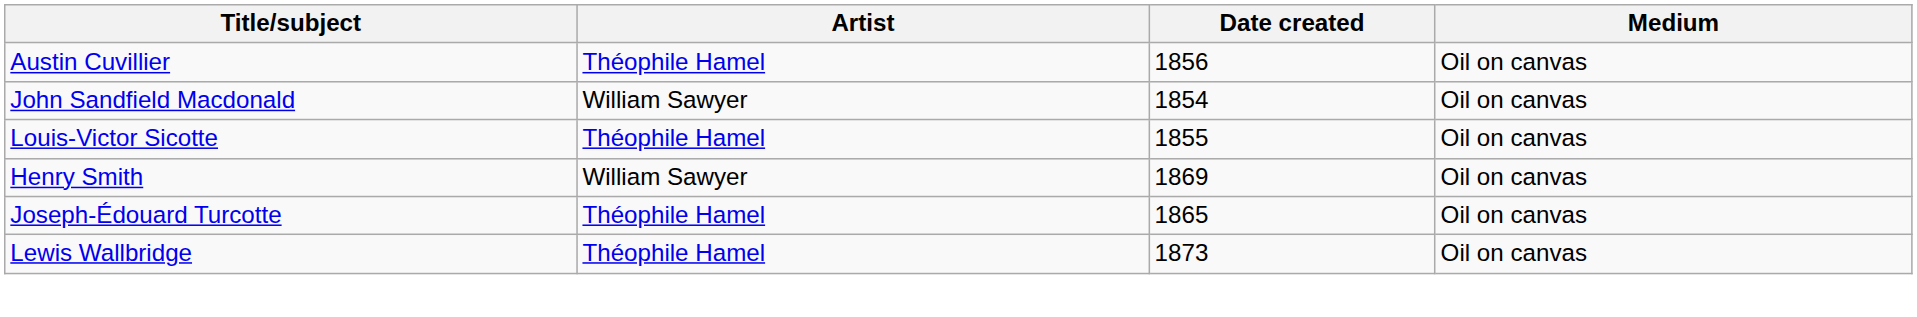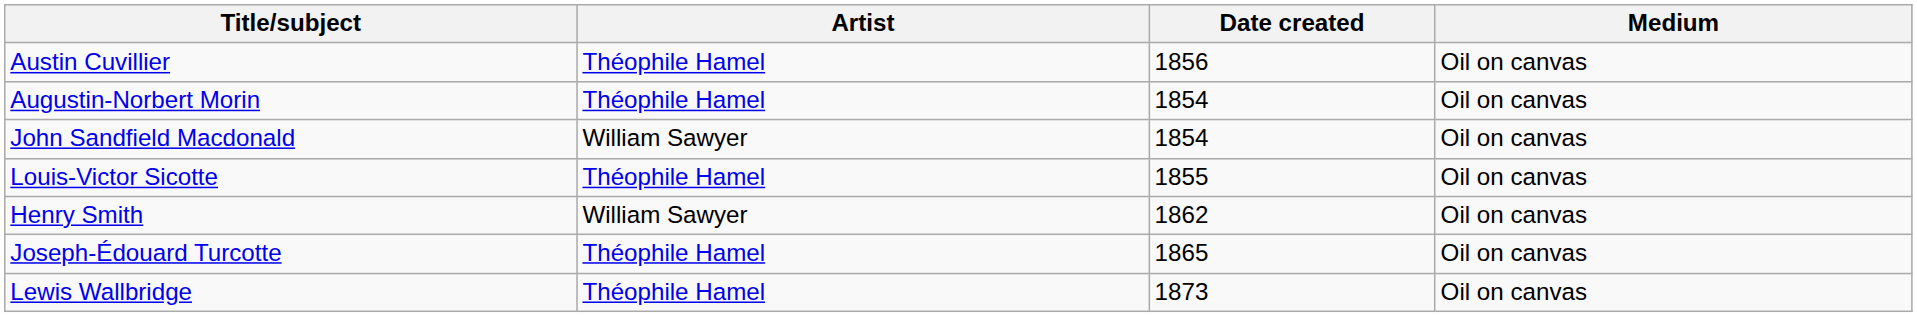+ row: (135, 100)
(1181, 176) 1869 -> (1181, 215) 1862
